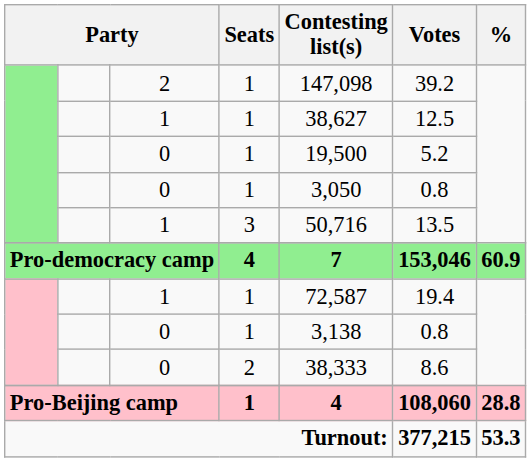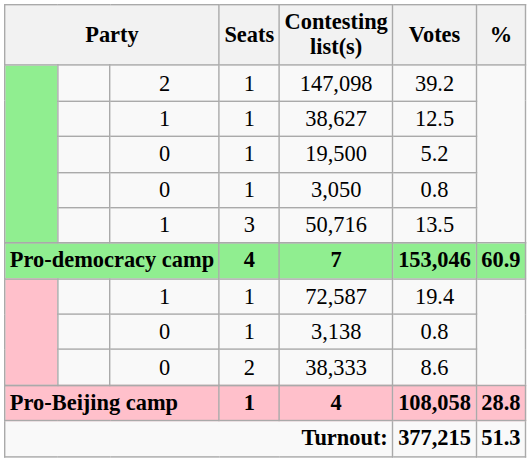(435, 402) 108,060 -> (435, 402) 108,058
(501, 438) 53.3 -> (501, 438) 51.3
